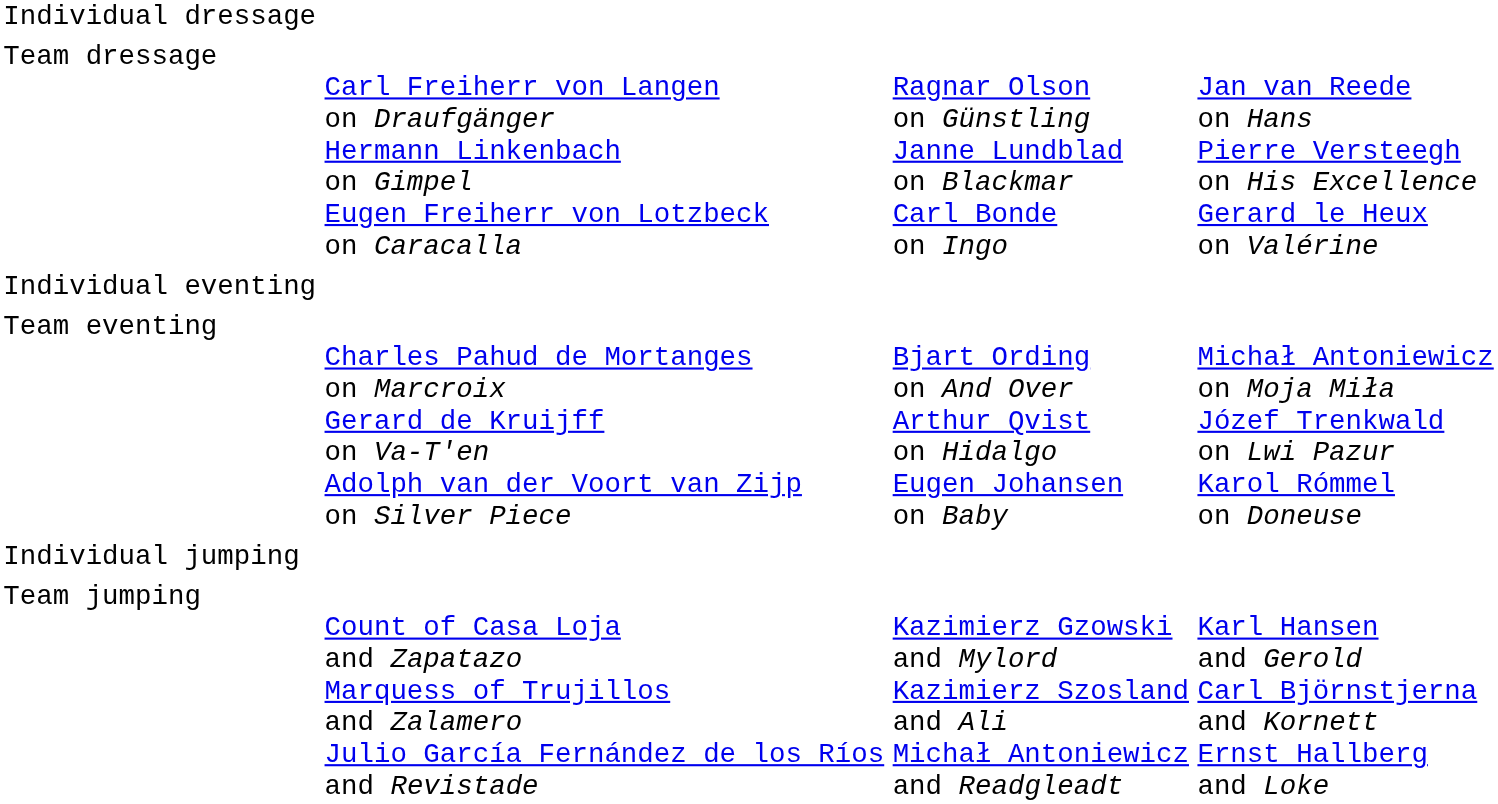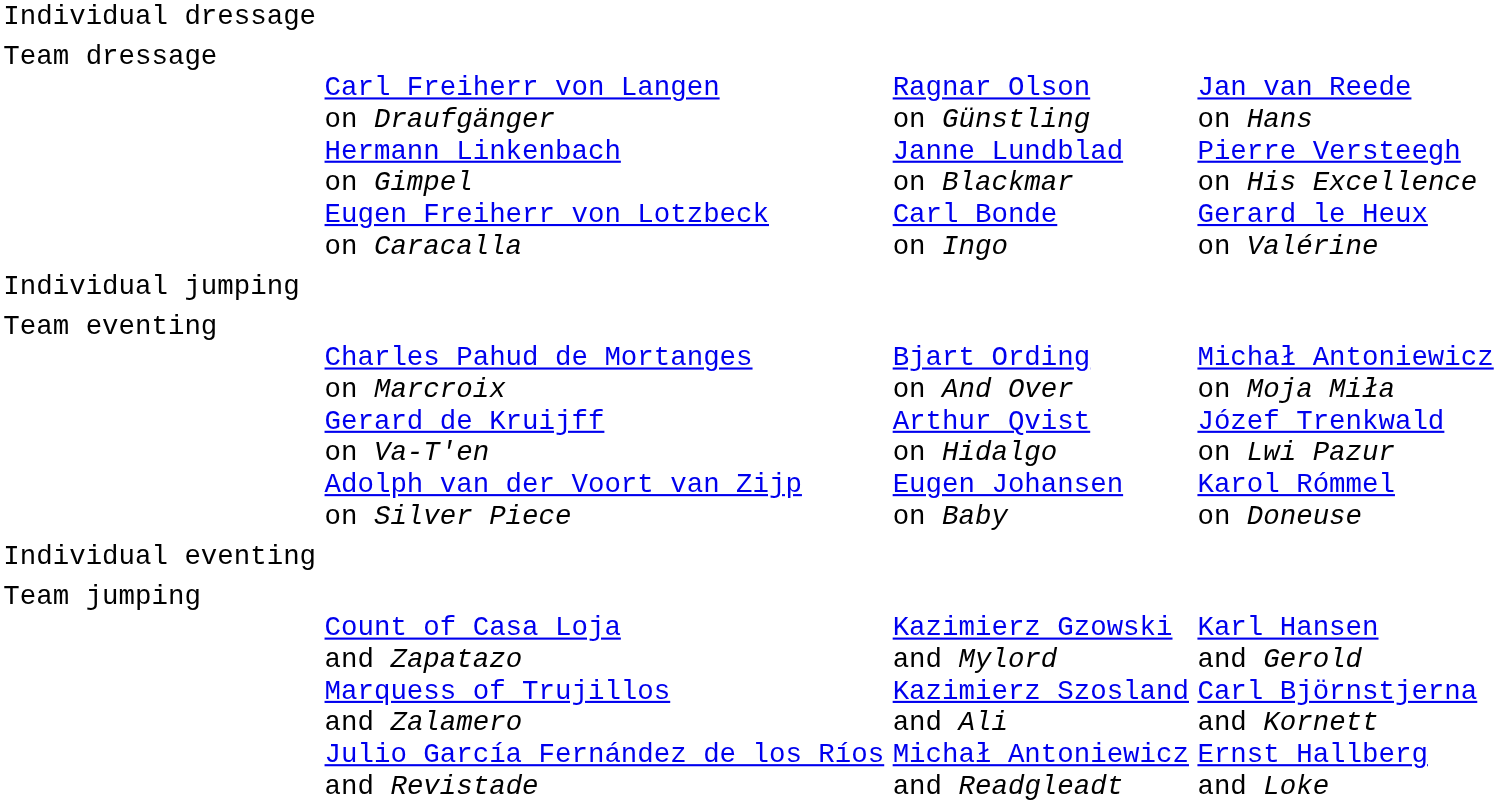rows swapped: (160, 286) <-> (151, 556)
